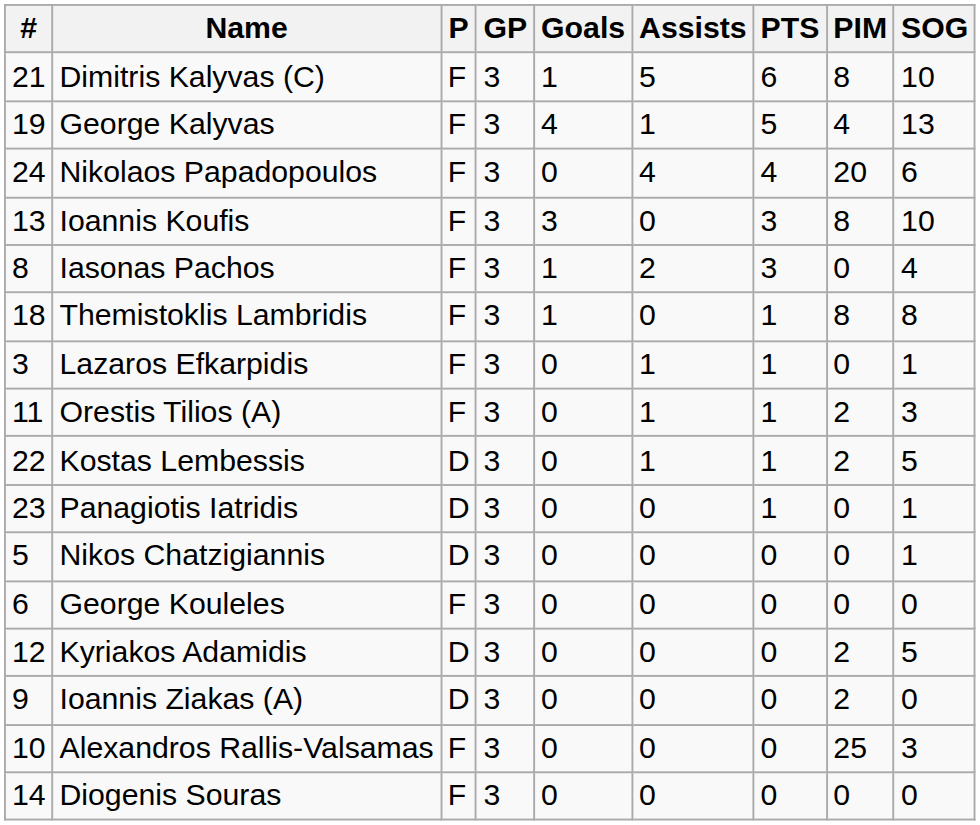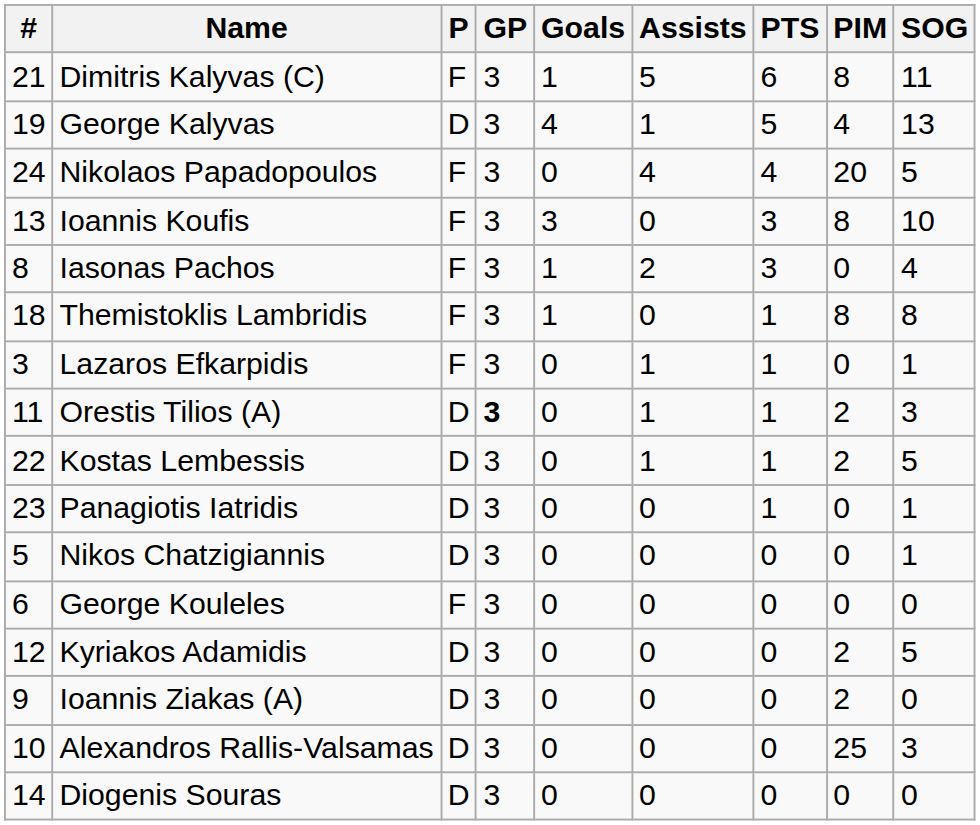(918, 76) 10 -> (917, 76) 11
(457, 124) F -> (459, 124) D
(909, 172) 6 -> (909, 172) 5
(457, 412) F -> (459, 412) D
(492, 412) normal -> (492, 412) bold
(457, 747) F -> (459, 747) D
(457, 795) F -> (459, 795) D
